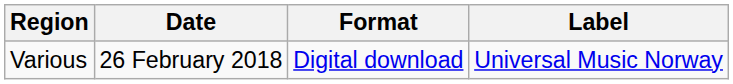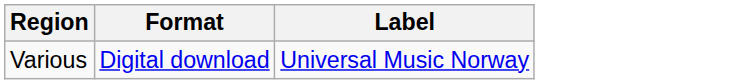- column: (191, 22)
